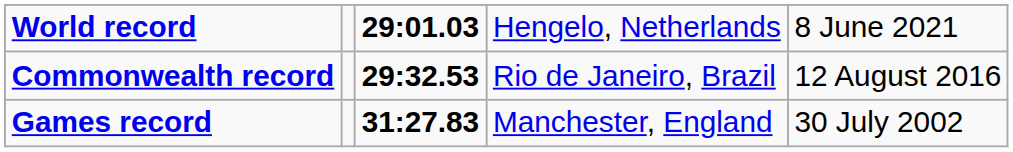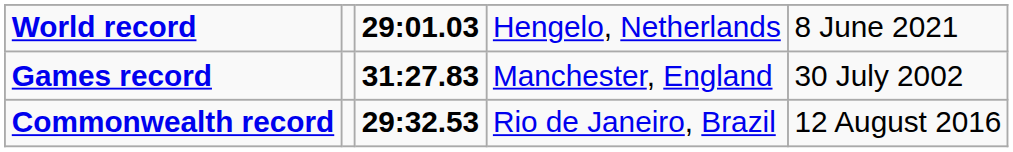rows swapped: (173, 75) <-> (112, 122)
